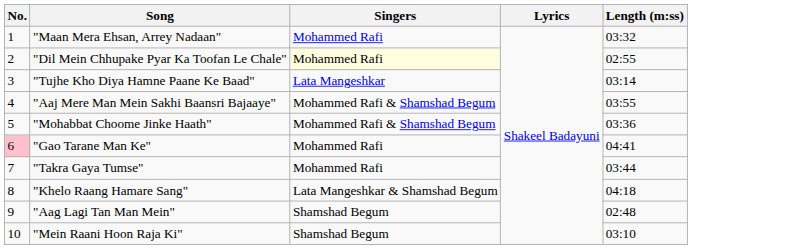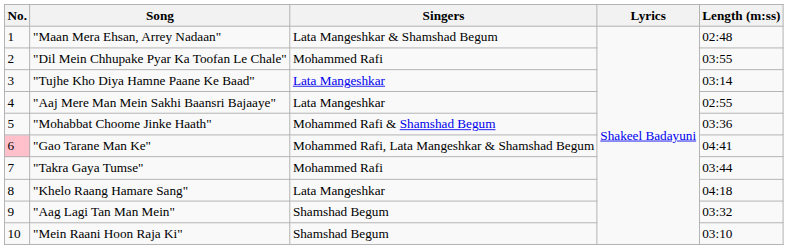(338, 37) Mohammed Rafi -> (395, 37) Lata Mangeshkar & Shamshad Begum
(621, 37) 03:32 -> (717, 37) 02:48
(338, 59) lightyellow background -> (338, 59) no background
(621, 59) 02:55 -> (717, 59) 03:55
(394, 102) Mohammed Rafi & Shamshad Begum -> (339, 102) Lata Mangeshkar
(621, 102) 03:55 -> (717, 102) 02:55
(338, 146) Mohammed Rafi -> (444, 146) Mohammed Rafi, Lata Mangeshkar & Shamshad Begum
(395, 190) Lata Mangeshkar & Shamshad Begum -> (339, 190) Lata Mangeshkar
(621, 211) 02:48 -> (717, 211) 03:32
